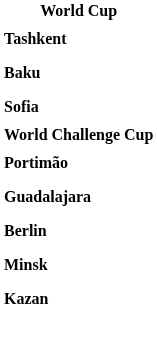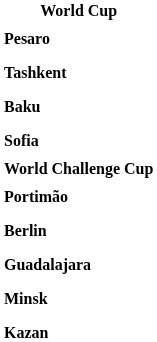+ row: (27, 38)
rows swapped: (48, 196) <-> (25, 230)
